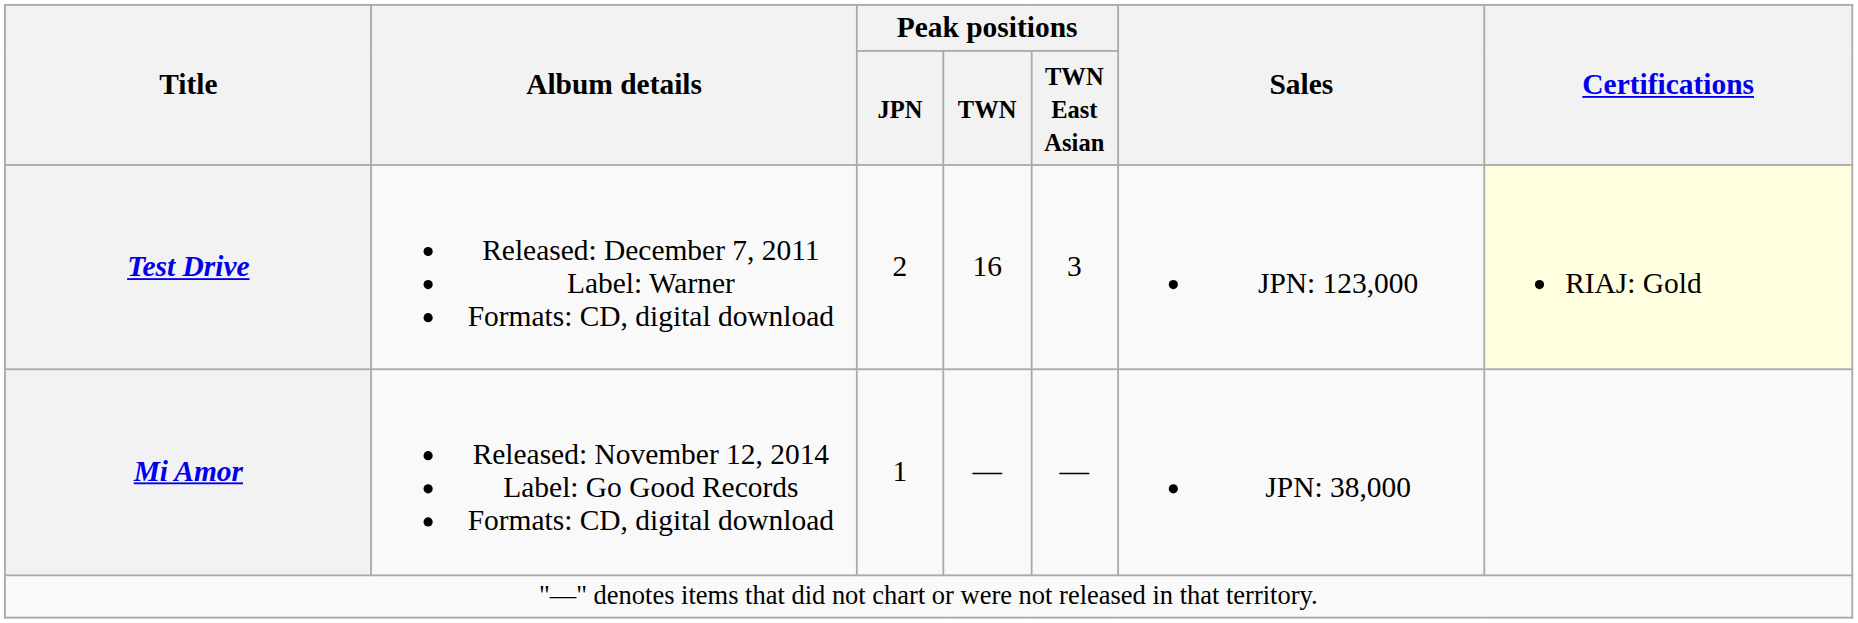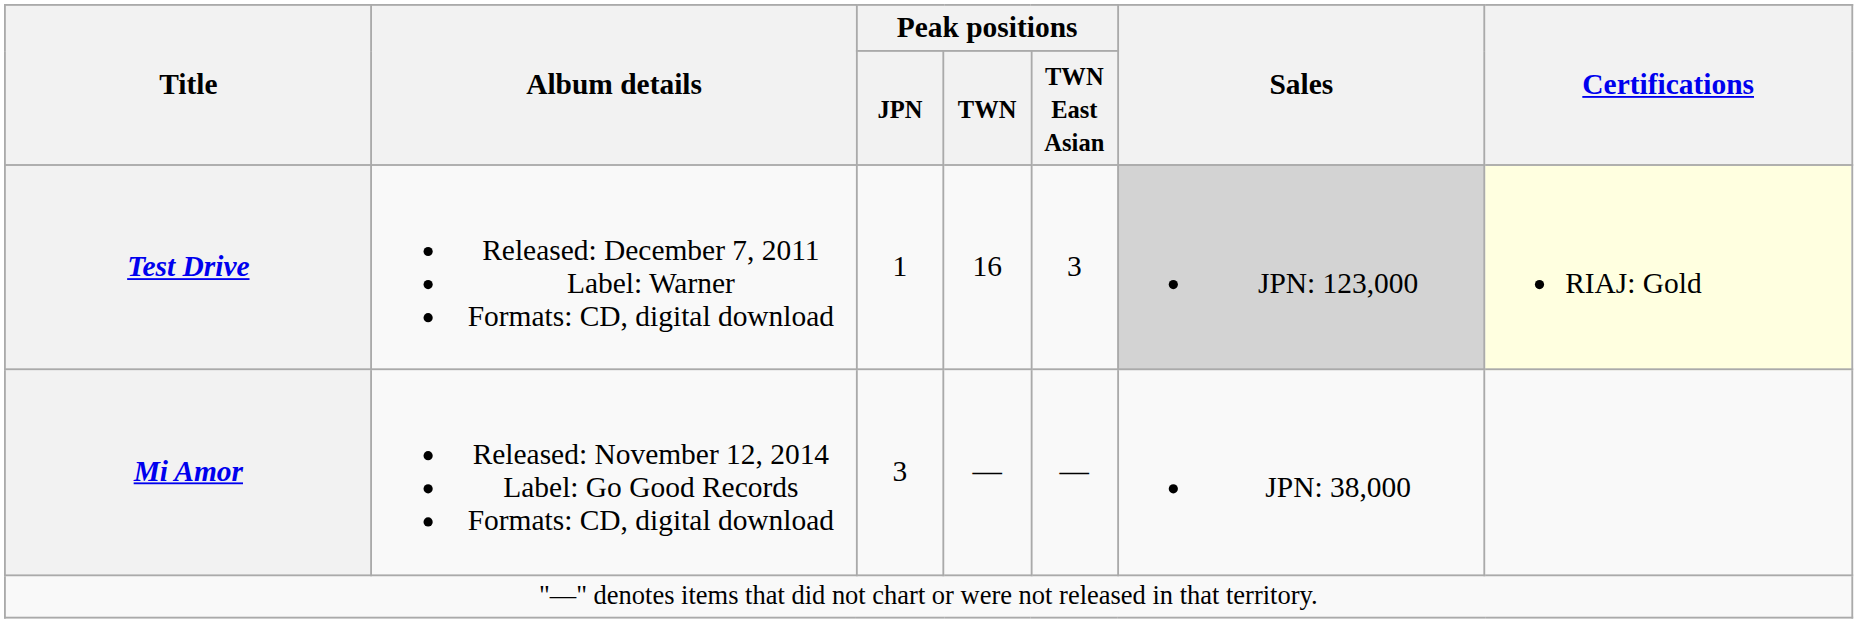(900, 266) 2 -> (900, 266) 1
(1301, 284) no background -> (1301, 284) lightgrey background
(900, 471) 1 -> (900, 471) 3
